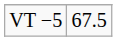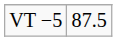(89, 20) 67.5 -> (89, 20) 87.5
